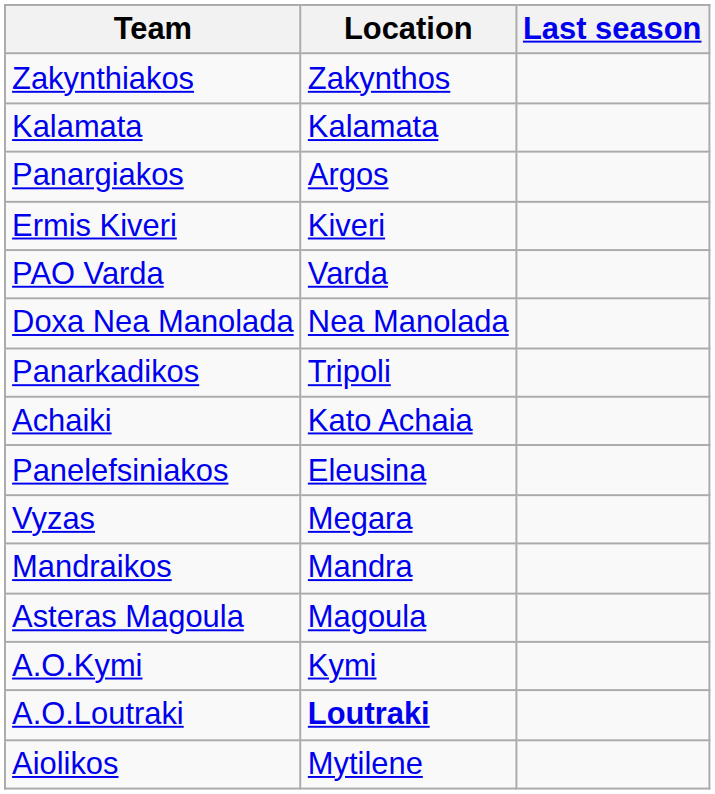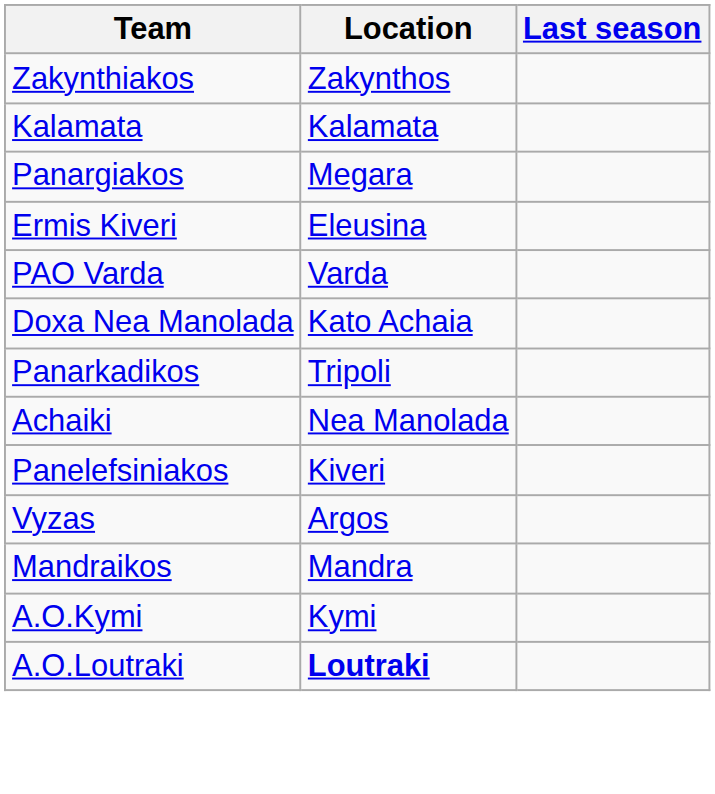(348, 175) Argos -> (360, 175) Megara
(346, 224) Kiveri -> (367, 224) Eleusina
(408, 322) Nea Manolada -> (390, 322) Kato Achaia
(390, 420) Kato Achaia -> (408, 420) Nea Manolada
(367, 469) Eleusina -> (346, 469) Kiveri
(360, 518) Megara -> (348, 518) Argos
- row: (128, 616)
- row: (65, 763)
